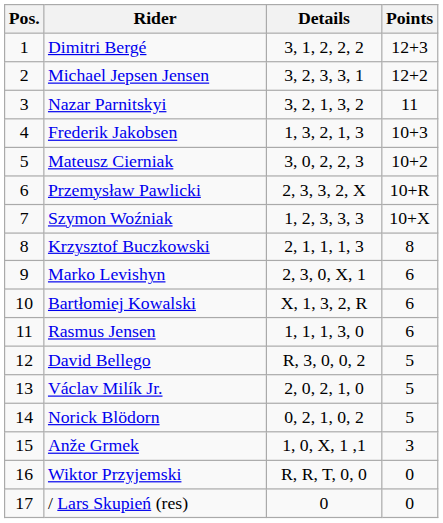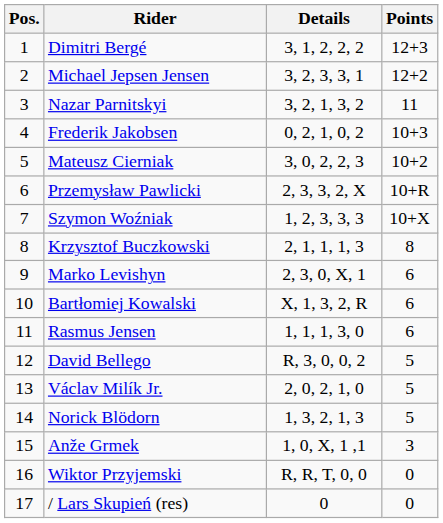(324, 132) 1, 3, 2, 1, 3 -> (324, 132) 0, 2, 1, 0, 2
(324, 417) 0, 2, 1, 0, 2 -> (324, 417) 1, 3, 2, 1, 3
